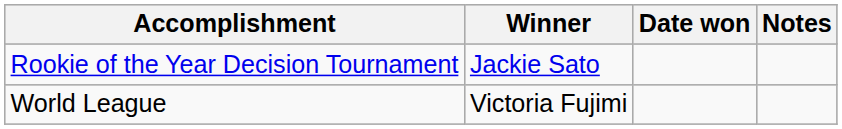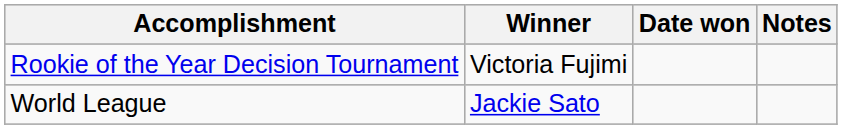(535, 64) Jackie Sato -> (549, 64) Victoria Fujimi
(549, 104) Victoria Fujimi -> (535, 104) Jackie Sato
